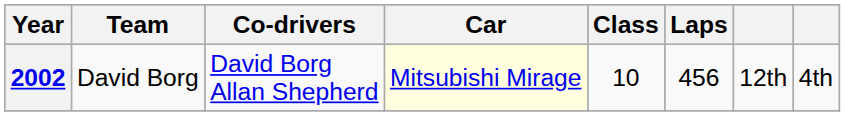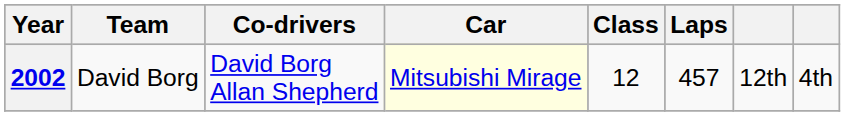(626, 77) 10 -> (626, 77) 12
(699, 77) 456 -> (699, 77) 457
